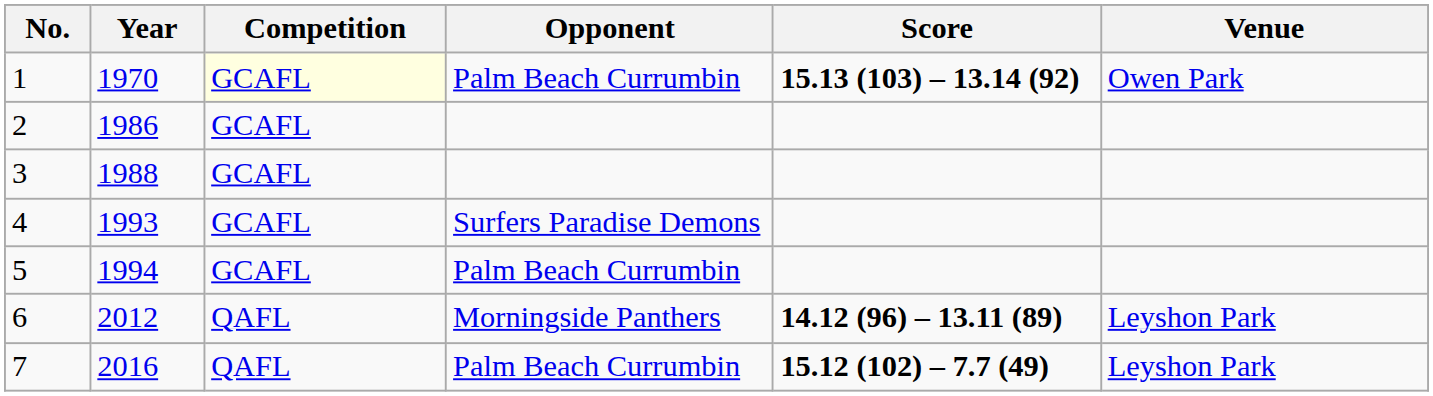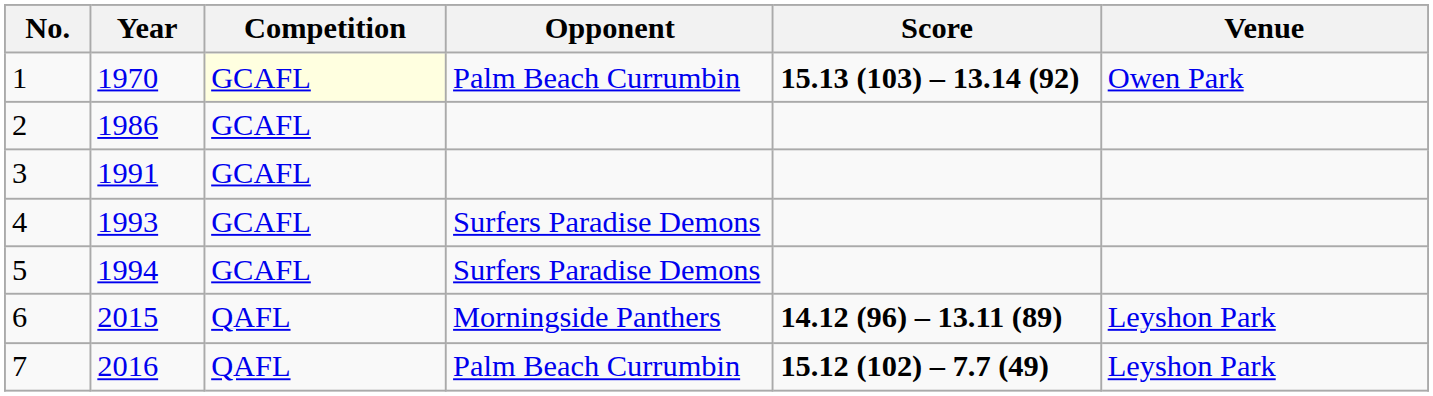(128, 173) 1988 -> (128, 173) 1991
(597, 269) Palm Beach Currumbin -> (607, 269) Surfers Paradise Demons
(128, 317) 2012 -> (128, 317) 2015
